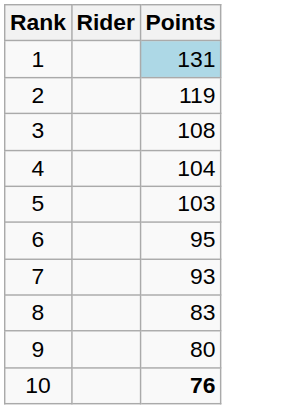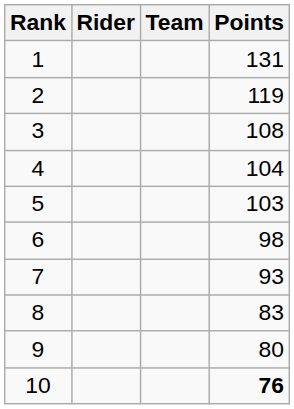+ column: (175, 22)
(196, 58) lightblue background -> (265, 58) no background
(203, 240) 95 -> (271, 240) 98
